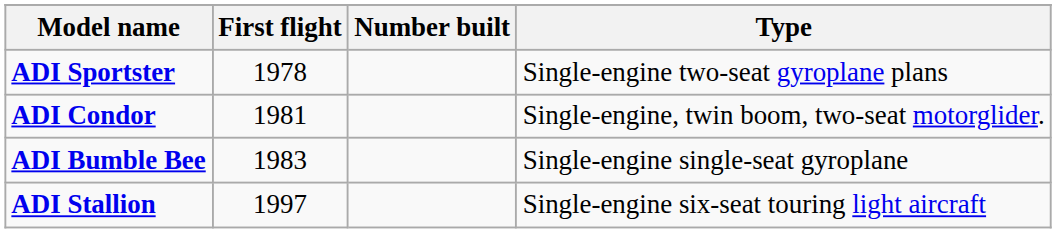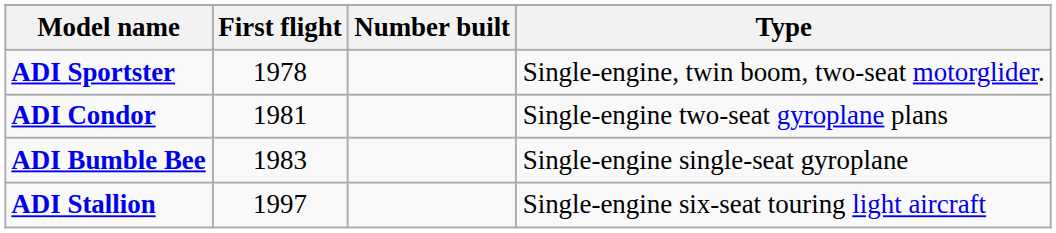(735, 71) Single-engine two-seat gyroplane plans -> (784, 71) Single-engine, twin boom, two-seat motorglider.
(784, 115) Single-engine, twin boom, two-seat motorglider. -> (735, 115) Single-engine two-seat gyroplane plans
